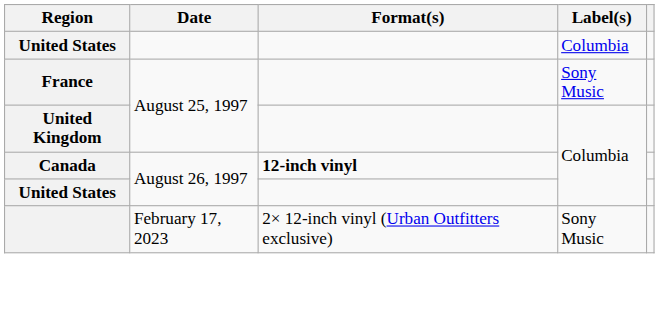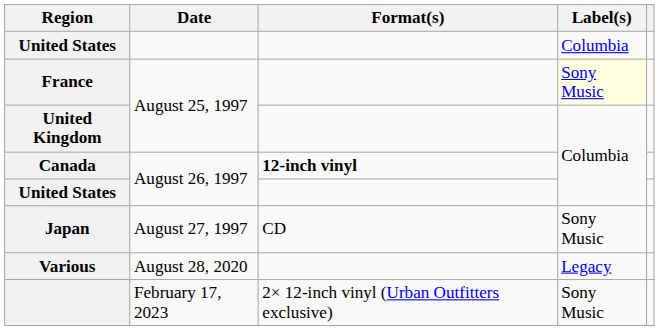(583, 82) no background -> (583, 82) lightyellow background
+ row: (67, 229)
+ row: (67, 265)
